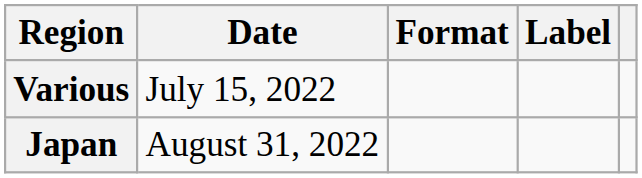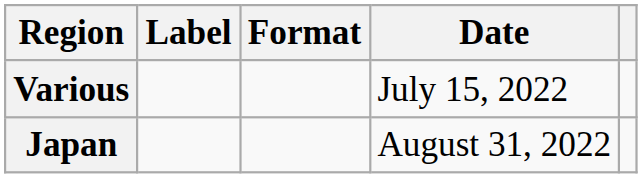columns swapped: (262, 32) <-> (568, 32)
